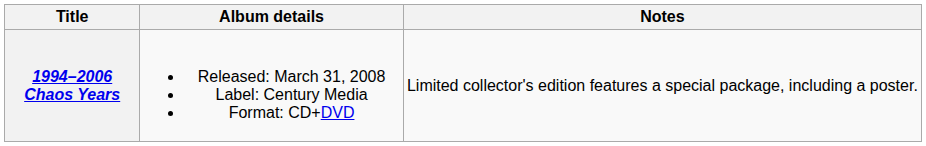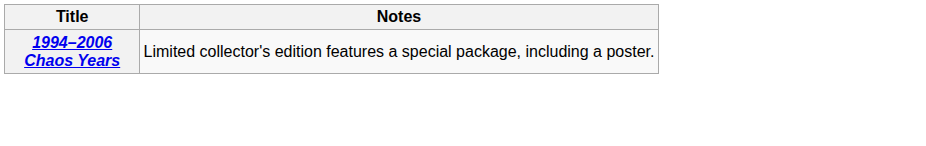- column: (272, 17)
